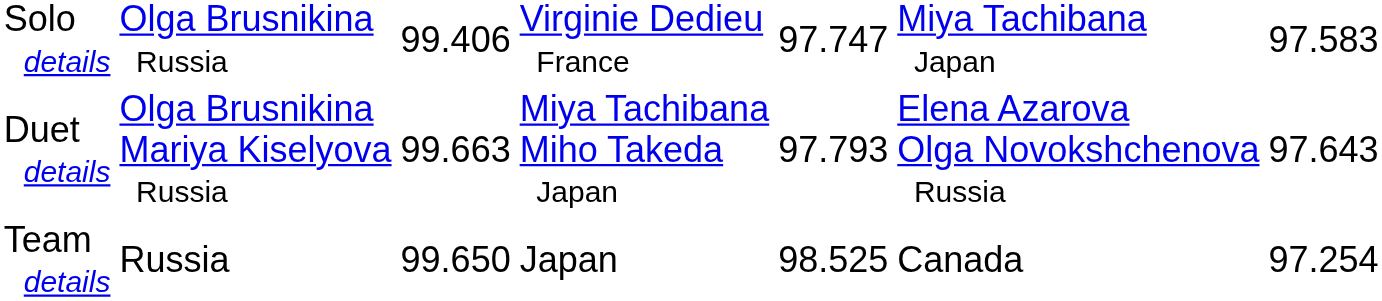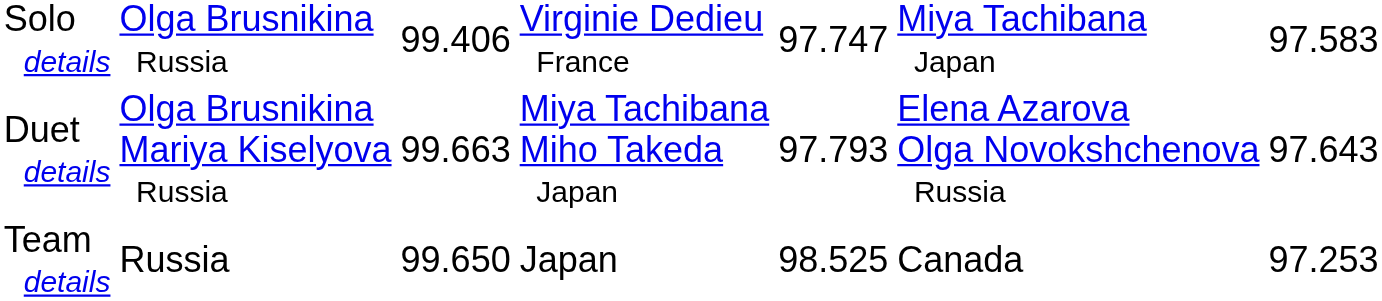(1324, 260) 97.254 -> (1324, 260) 97.253
